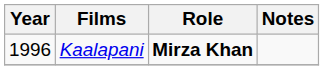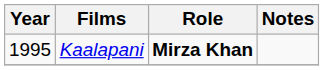(30, 49) 1996 -> (30, 49) 1995
